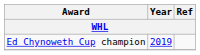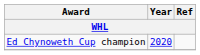(161, 42) 2019 -> (161, 42) 2020
